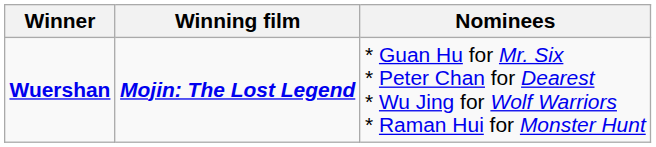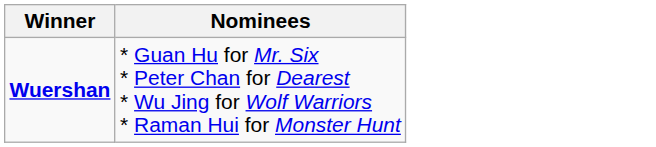- column: (238, 21)
